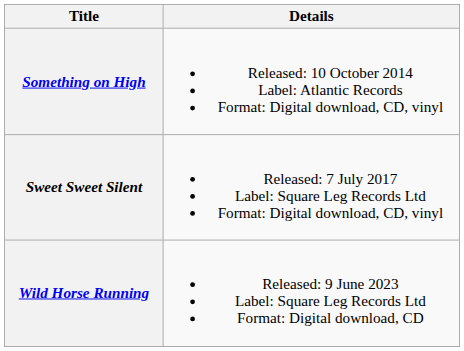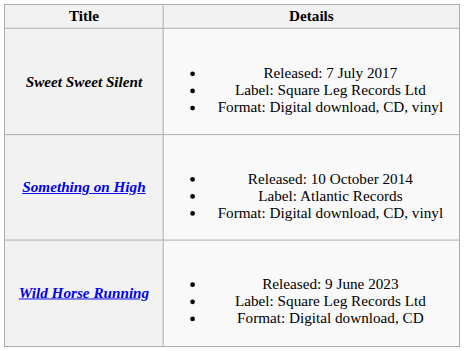rows swapped: (84, 81) <-> (84, 187)
